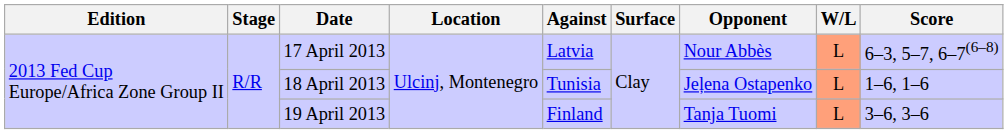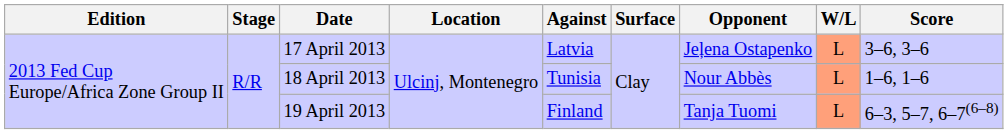(728, 51) Nour Abbès -> (748, 48) Jeļena Ostapenko
(932, 51) 6–3, 5–7, 6–7(6–8) -> (897, 48) 3–6, 3–6
(748, 83) Jeļena Ostapenko -> (728, 78) Nour Abbès
(897, 112) 3–6, 3–6 -> (932, 110) 6–3, 5–7, 6–7(6–8)
